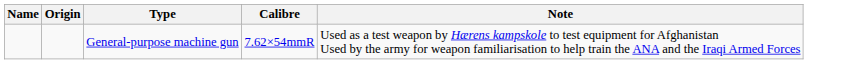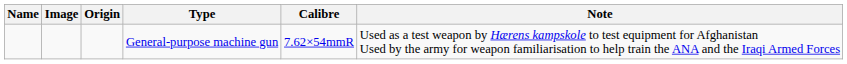+ column: (62, 14)
